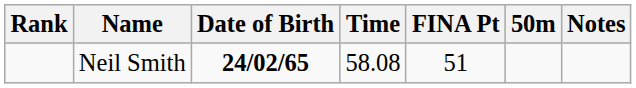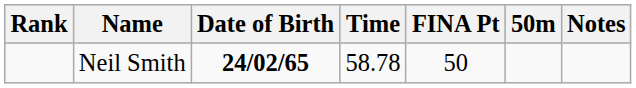(373, 62) 58.08 -> (373, 62) 58.78
(456, 62) 51 -> (456, 62) 50
